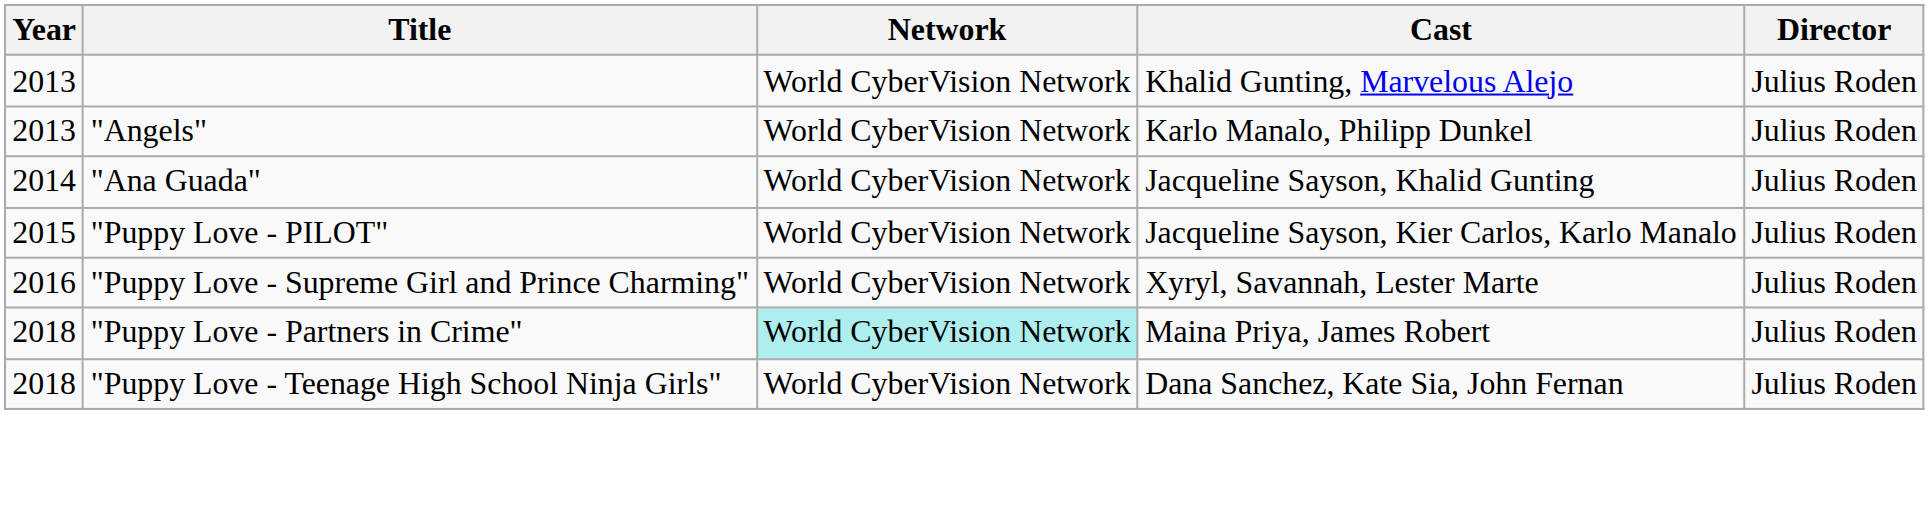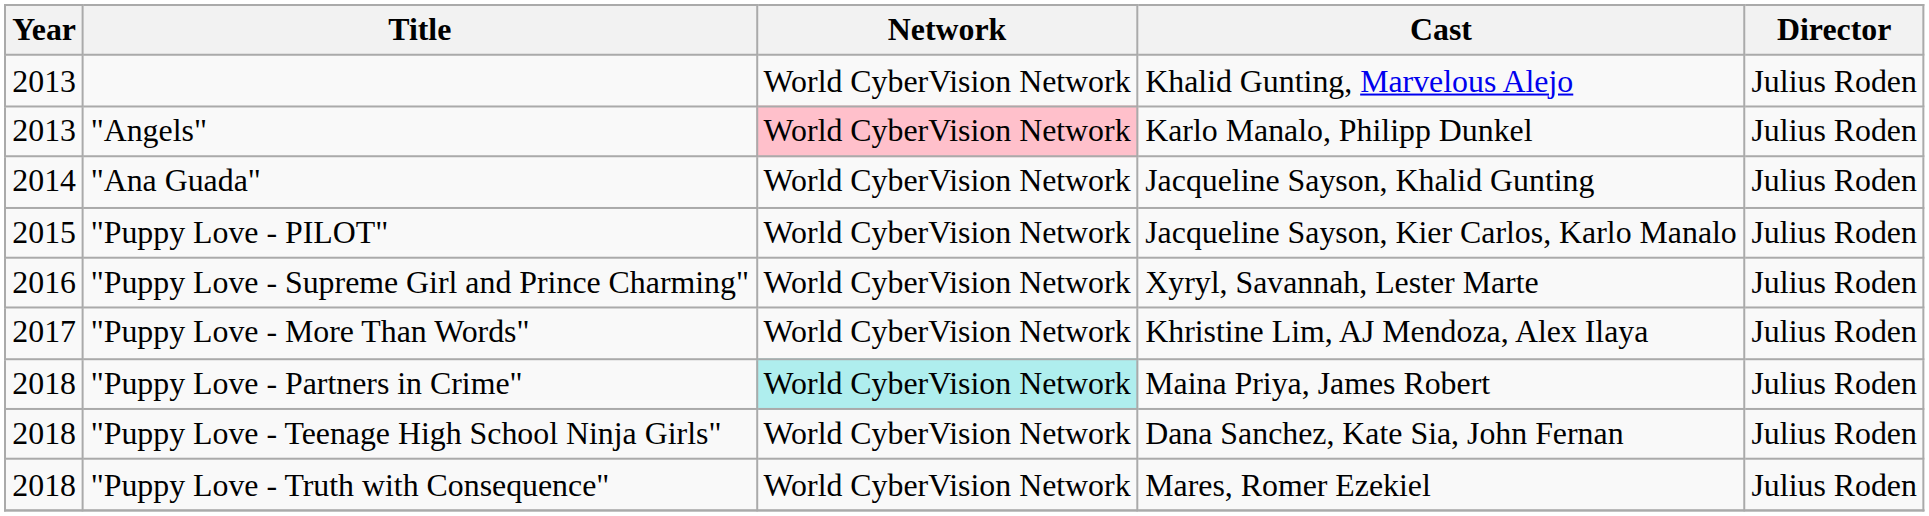(947, 130) no background -> (947, 130) pink background
+ row: (310, 332)
+ row: (350, 484)
